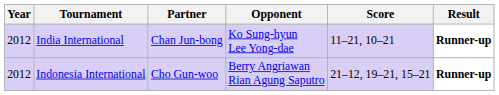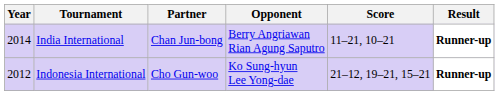(19, 41) 2012 -> (19, 41) 2014
(263, 41) Ko Sung-hyun Lee Yong-dae -> (276, 41) Berry Angriawan Rian Agung Saputro
(276, 74) Berry Angriawan Rian Agung Saputro -> (263, 74) Ko Sung-hyun Lee Yong-dae
